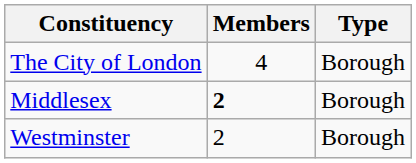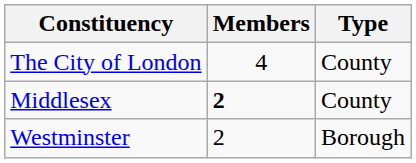(363, 61) Borough -> (356, 61) County
(363, 99) Borough -> (356, 99) County
